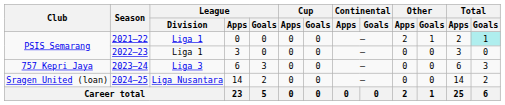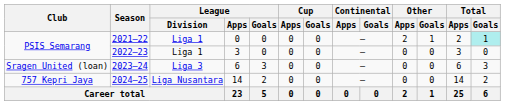(57, 66) 757 Kepri Jaya -> (57, 66) Sragen United (loan)
(57, 80) Sragen United (loan) -> (57, 80) 757 Kepri Jaya
